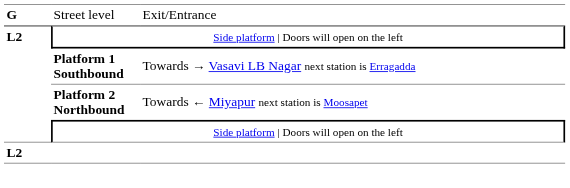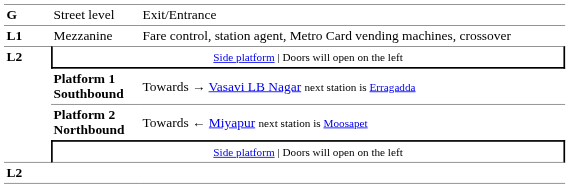+ row: (83, 36)
